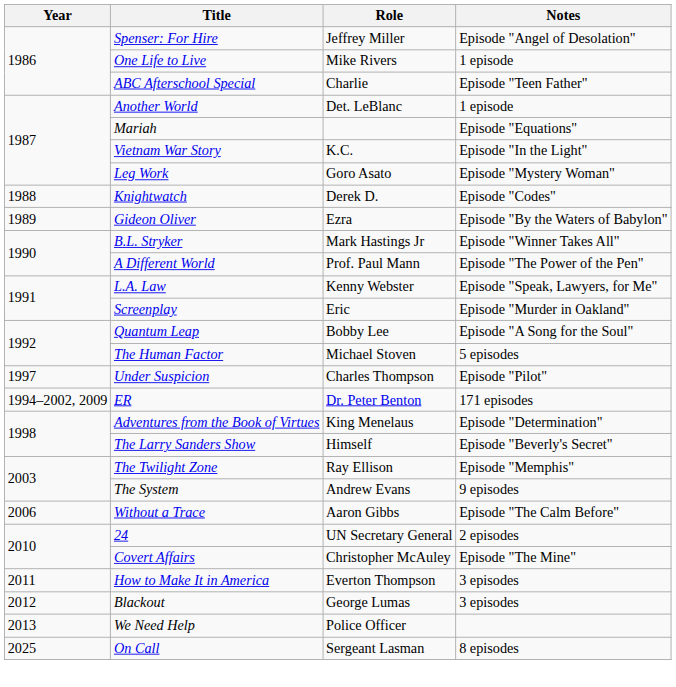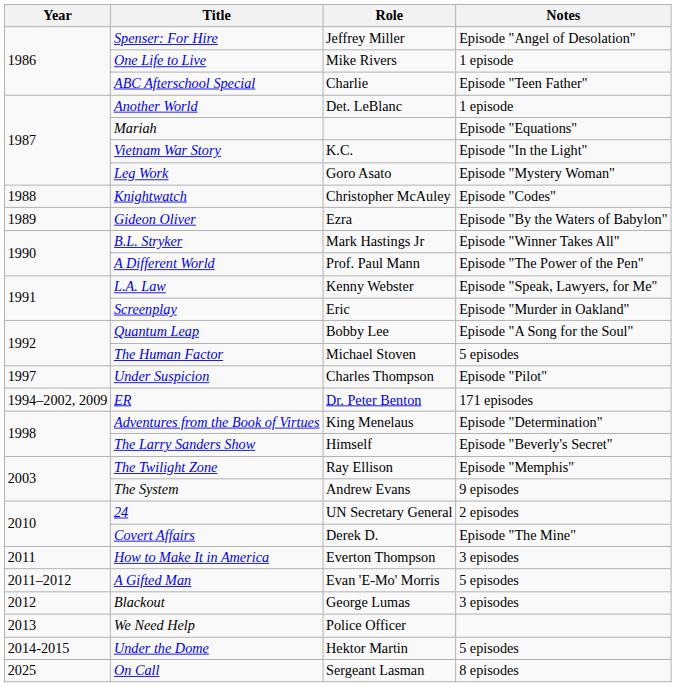(352, 196) Derek D. -> (388, 196) Christopher McAuley
- row: (159, 512)
(388, 557) Christopher McAuley -> (352, 535) Derek D.
+ row: (153, 580)
+ row: (161, 648)
